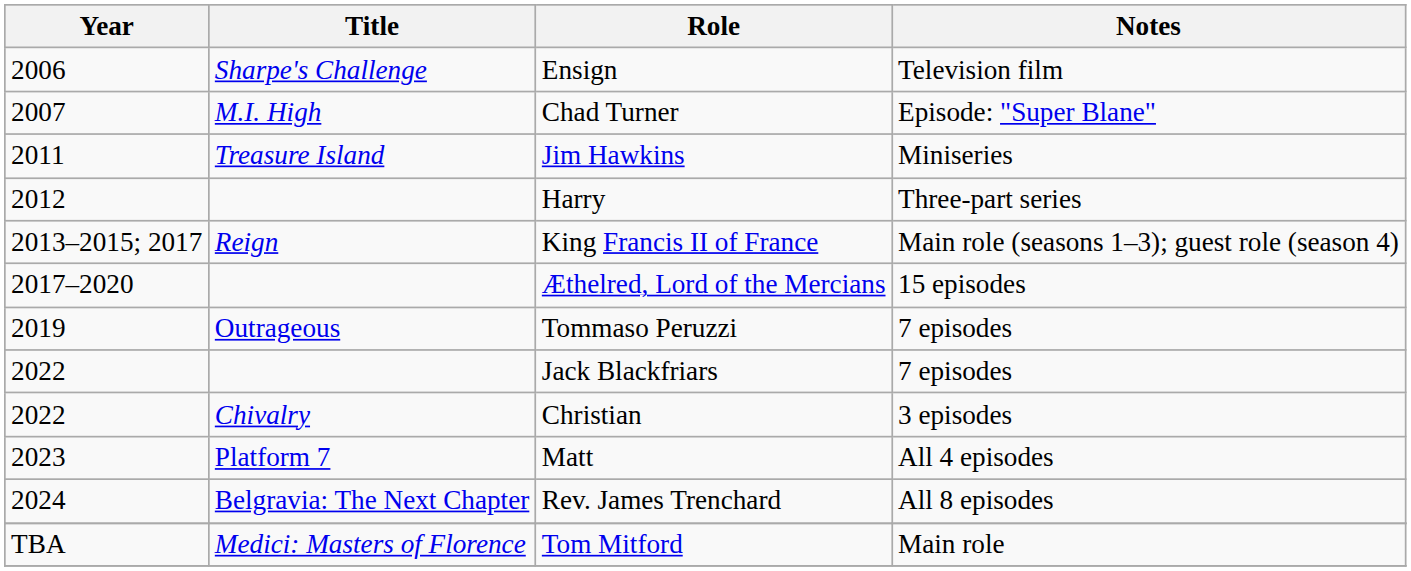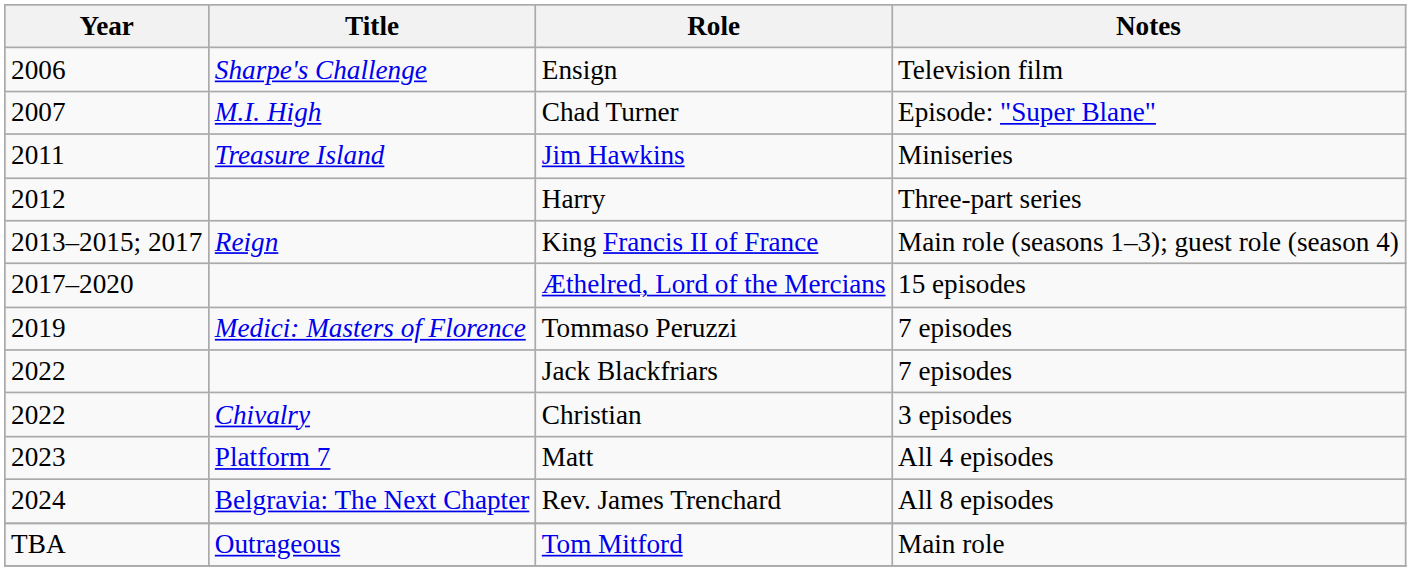(278, 328) Outrageous -> (370, 328) Medici: Masters of Florence
(370, 543) Medici: Masters of Florence -> (278, 543) Outrageous
